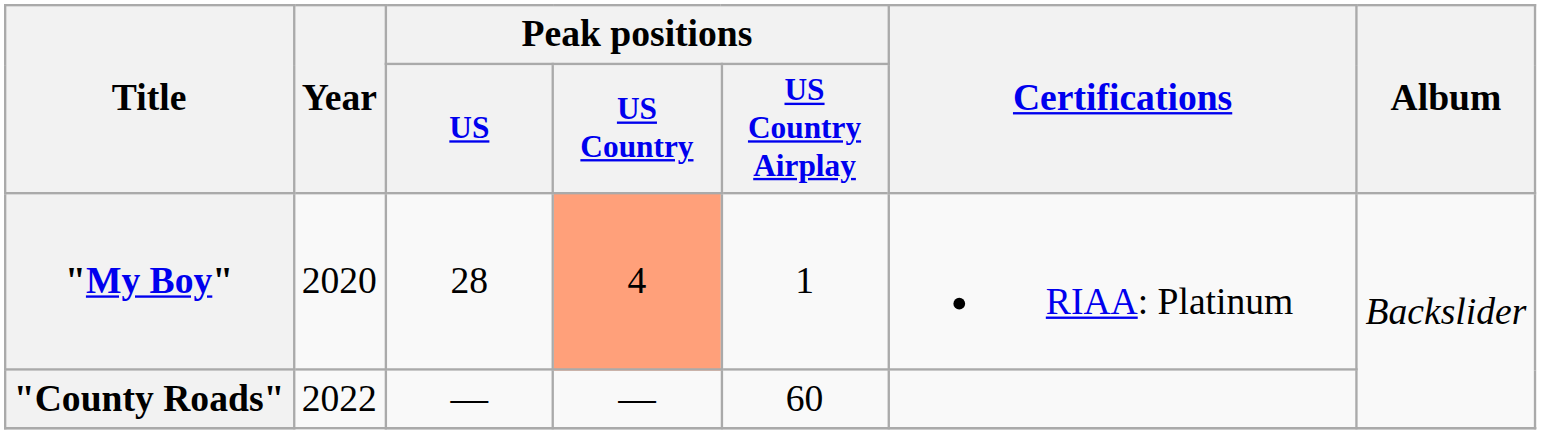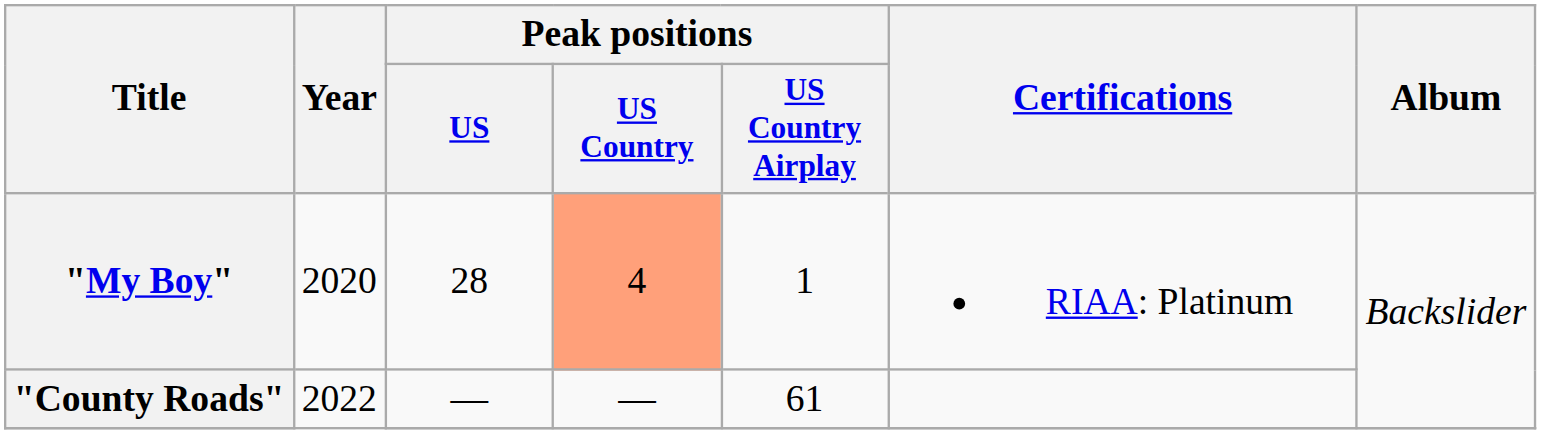(805, 398) 60 -> (805, 398) 61
